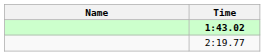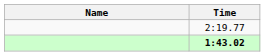rows swapped: (225, 28) <-> (225, 43)
